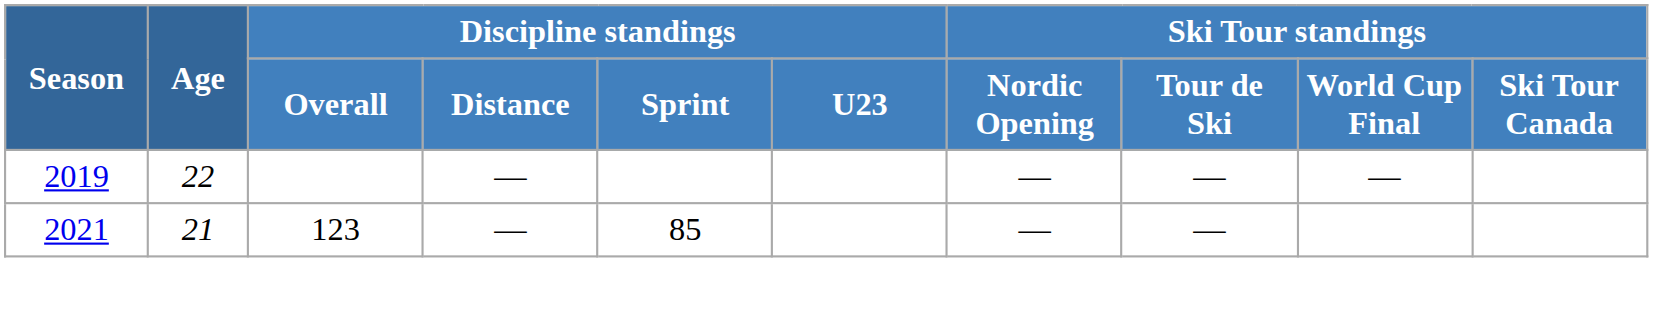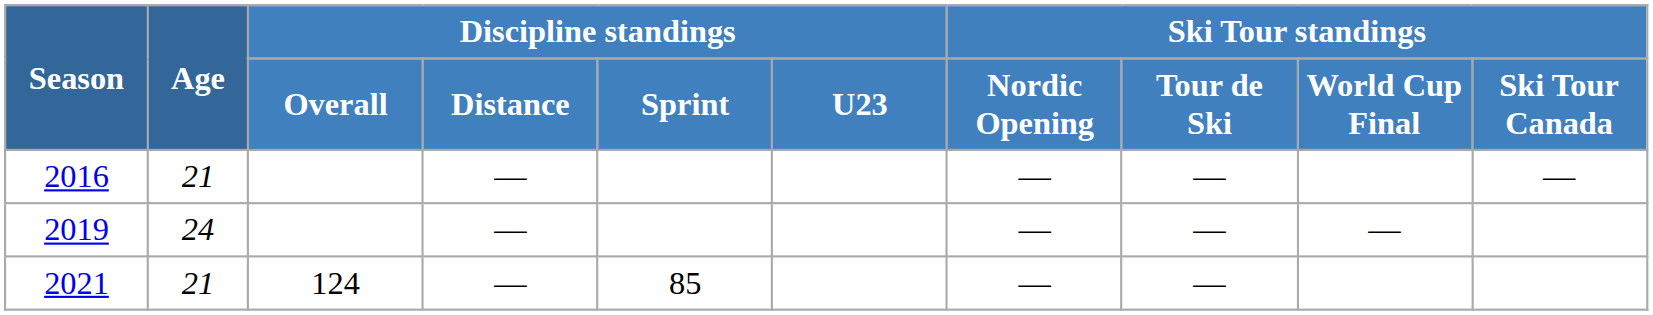+ row: (76, 176)
(198, 176) 22 -> (198, 229) 24
(336, 229) 123 -> (336, 283) 124
